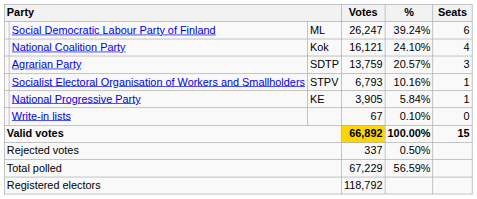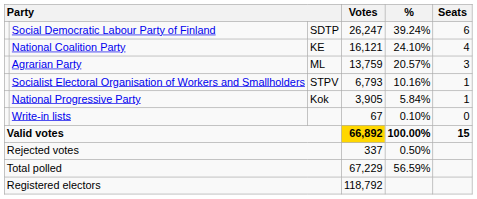(318, 30) ML -> (324, 30) SDTP
(319, 47) Kok -> (317, 47) KE
(324, 64) SDTP -> (318, 64) ML
(317, 99) KE -> (319, 99) Kok
